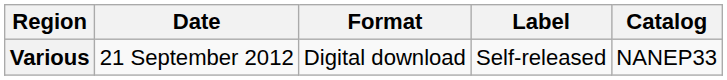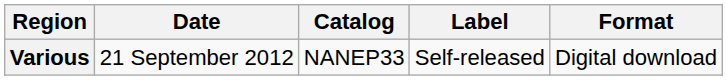columns swapped: (385, 22) <-> (667, 22)
